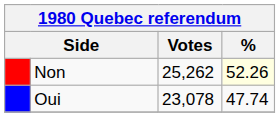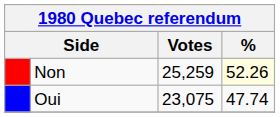(188, 72) 25,262 -> (188, 72) 25,259
(188, 99) 23,078 -> (188, 99) 23,075
